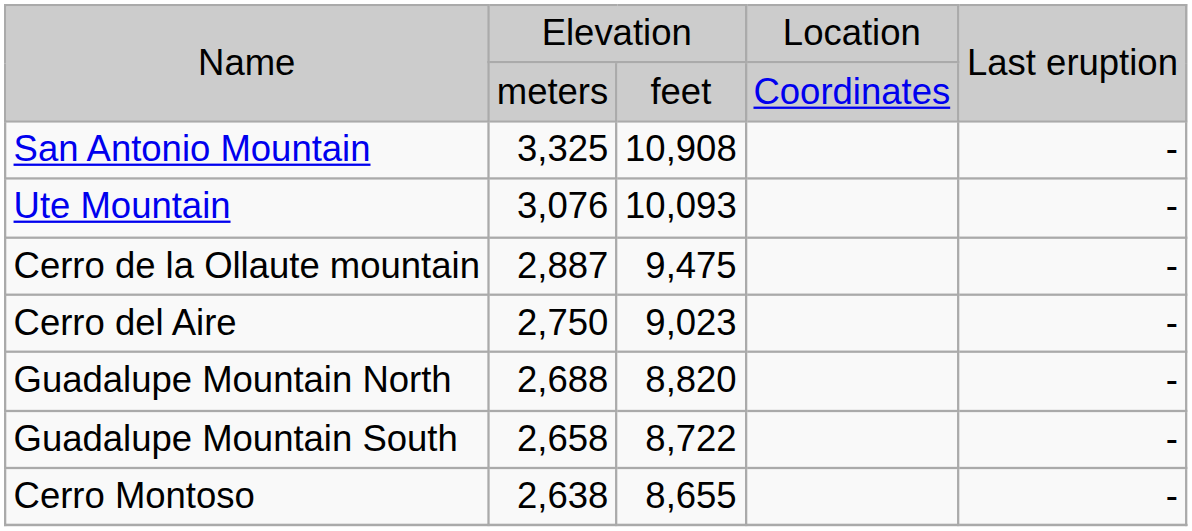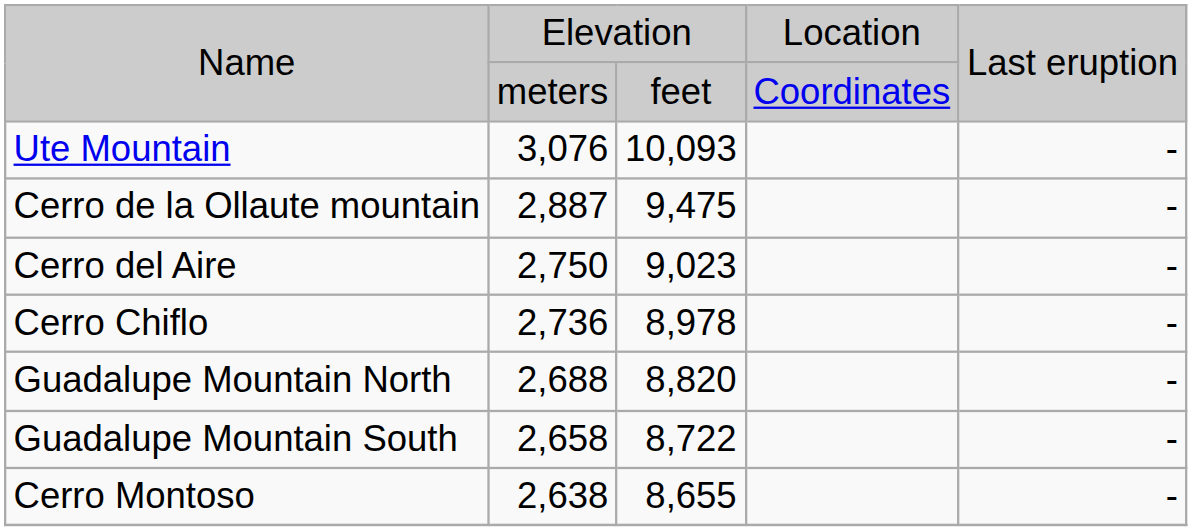- row: (192, 149)
+ row: (111, 322)
